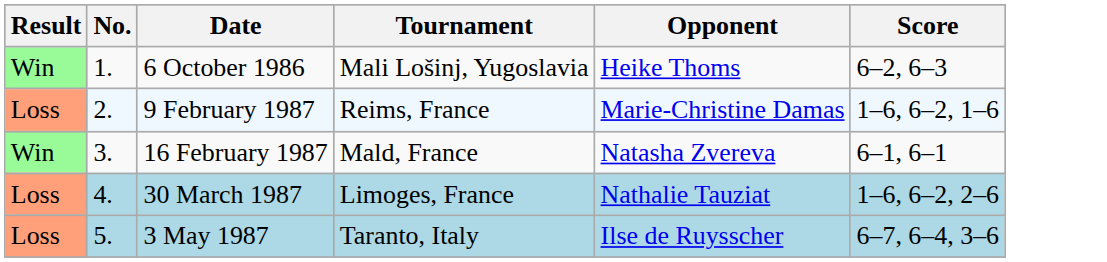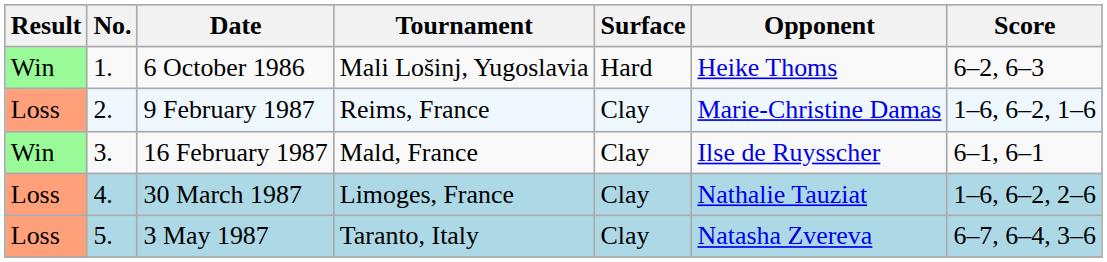+ column: (643, 25)
(688, 151) Natasha Zvereva -> (789, 151) Ilse de Ruysscher
(692, 235) Ilse de Ruysscher -> (785, 235) Natasha Zvereva
